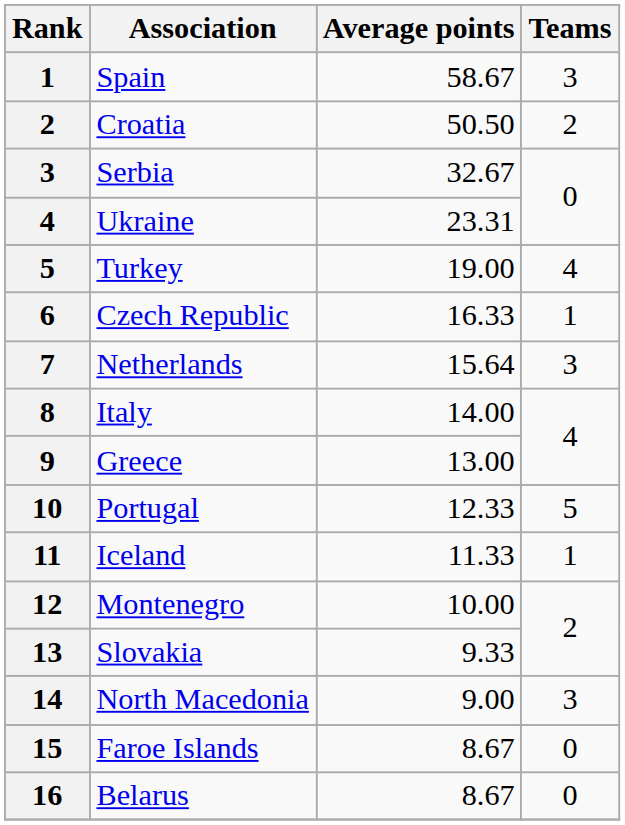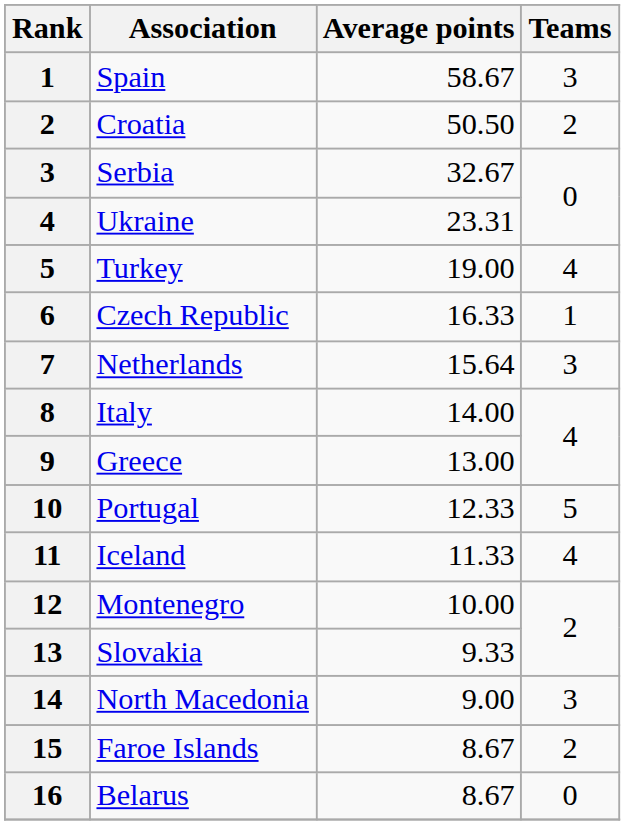(570, 556) 1 -> (570, 556) 4
(570, 747) 0 -> (570, 747) 2
